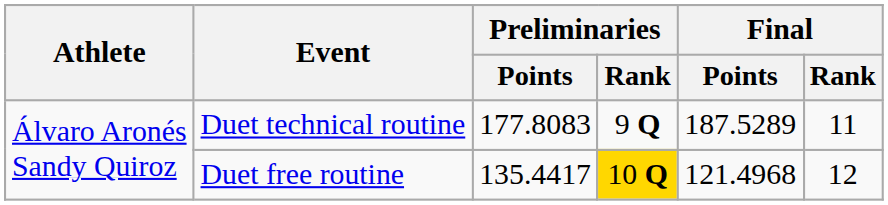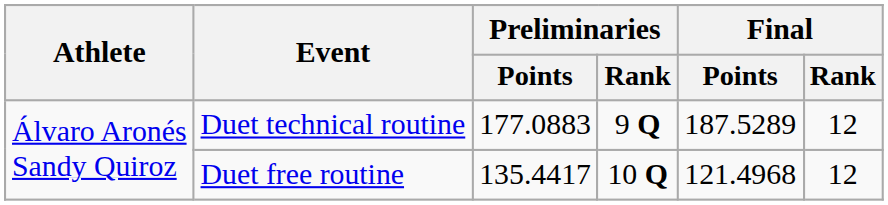(535, 125) 177.8083 -> (535, 125) 177.0883
(843, 125) 11 -> (843, 125) 12
(638, 174) gold background -> (638, 174) no background
